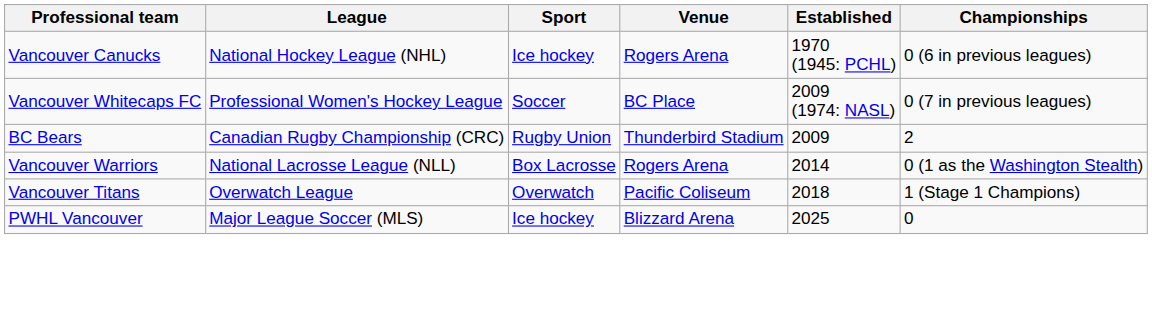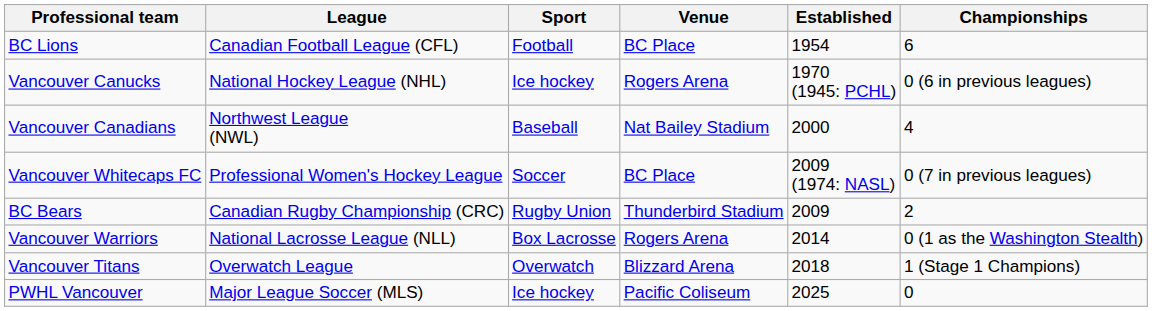+ row: (43, 45)
+ row: (92, 128)
(687, 192) Pacific Coliseum -> (679, 265) Blizzard Arena
(679, 219) Blizzard Arena -> (687, 293) Pacific Coliseum
